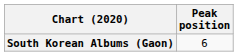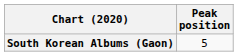(205, 43) 6 -> (205, 43) 5
